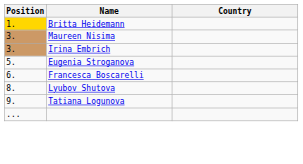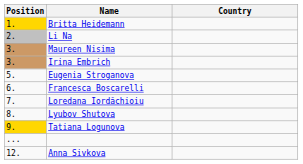+ row: (60, 37)
+ row: (96, 101)
(11, 101) no background -> (11, 127) gold background
+ row: (77, 153)
